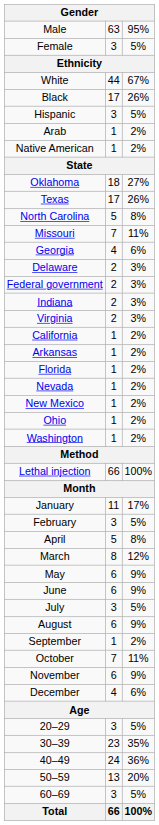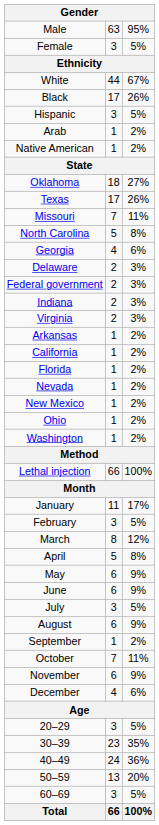rows swapped: (55, 234) <-> (55, 217)
rows swapped: (55, 353) <-> (55, 336)
rows swapped: (55, 557) <-> (55, 540)
